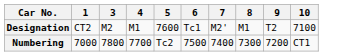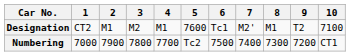+ column: (113, 12)
